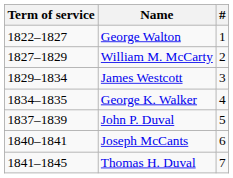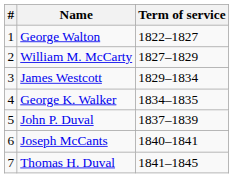columns swapped: (222, 15) <-> (51, 15)
